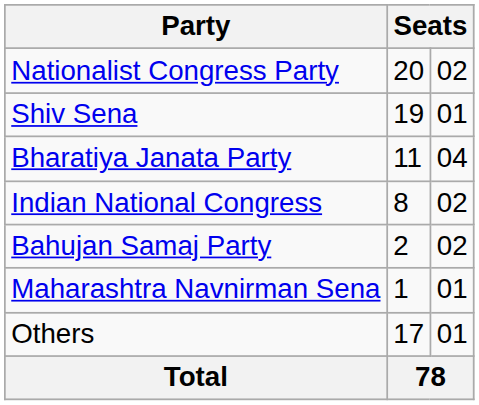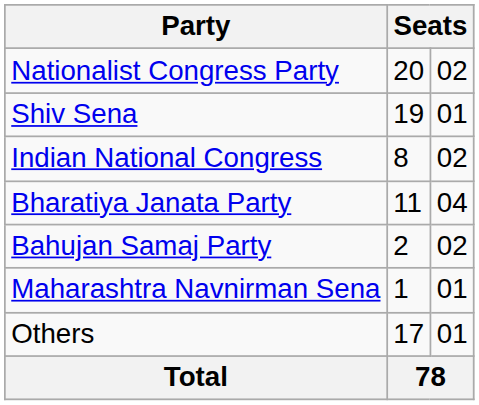rows swapped: (151, 158) <-> (167, 202)
